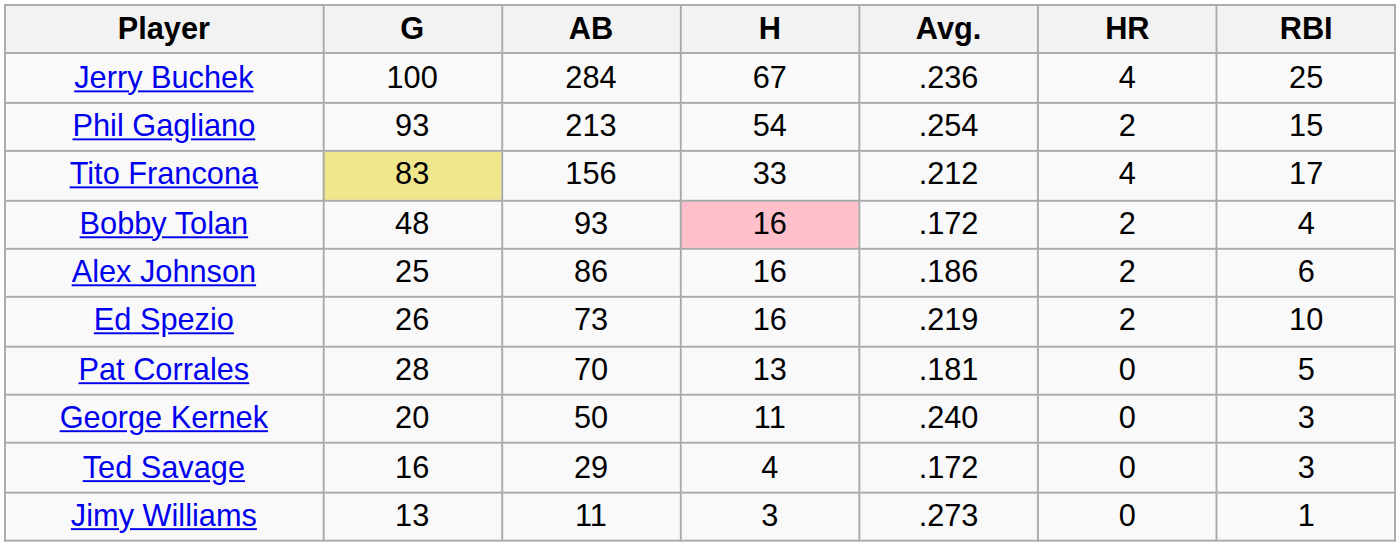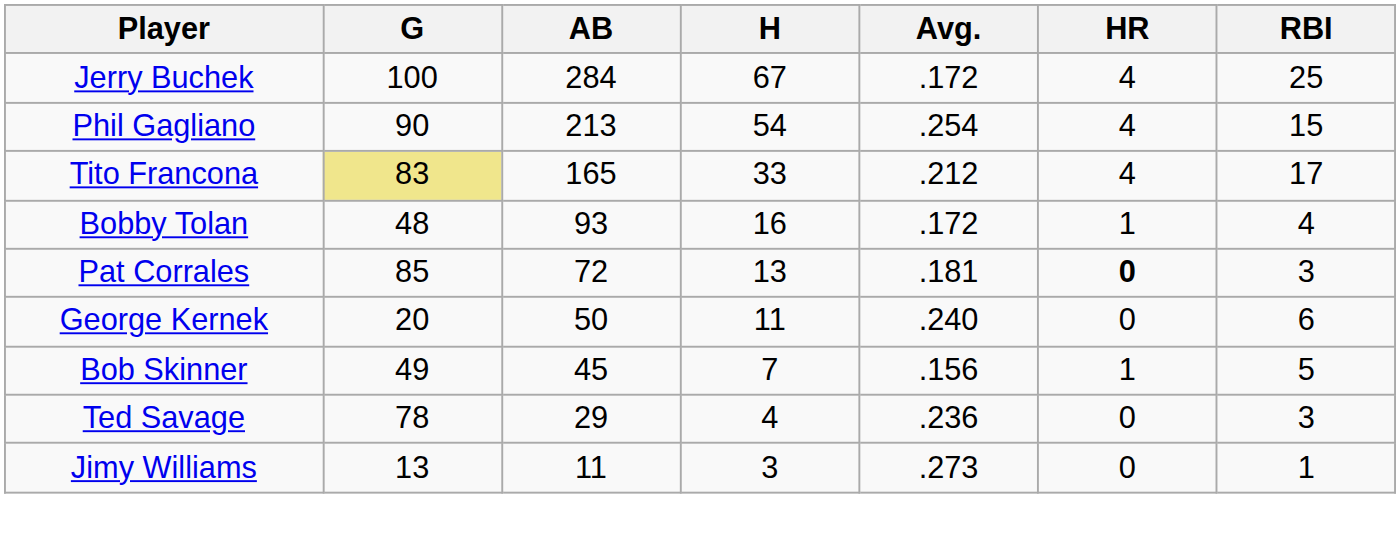(949, 77) .236 -> (949, 77) .172
(412, 126) 93 -> (412, 126) 90
(1127, 126) 2 -> (1127, 126) 4
(591, 175) 156 -> (591, 175) 165
(770, 223) pink background -> (770, 223) no background
(1127, 223) 2 -> (1127, 223) 1
- row: (164, 272)
- row: (164, 321)
(412, 369) 28 -> (412, 272) 85
(591, 369) 70 -> (591, 272) 72
(1127, 369) normal -> (1127, 272) bold
(1306, 369) 5 -> (1306, 272) 3
(1306, 418) 3 -> (1306, 321) 6
+ row: (164, 369)
(412, 467) 16 -> (412, 418) 78
(949, 467) .172 -> (949, 418) .236
